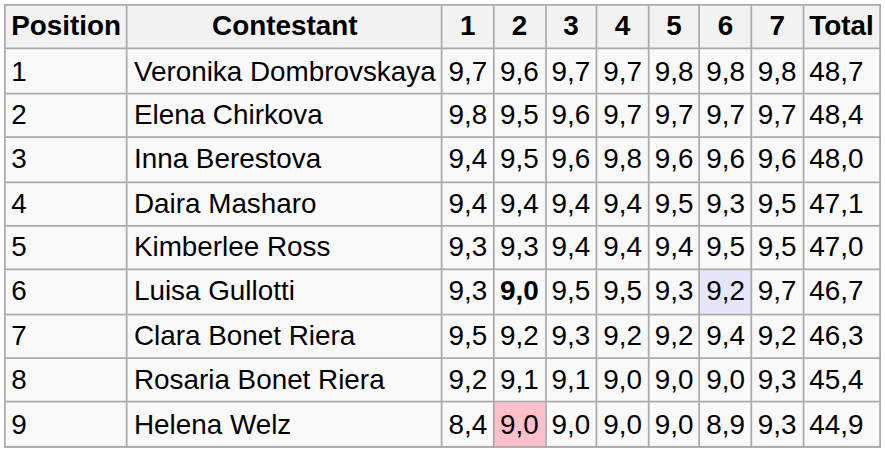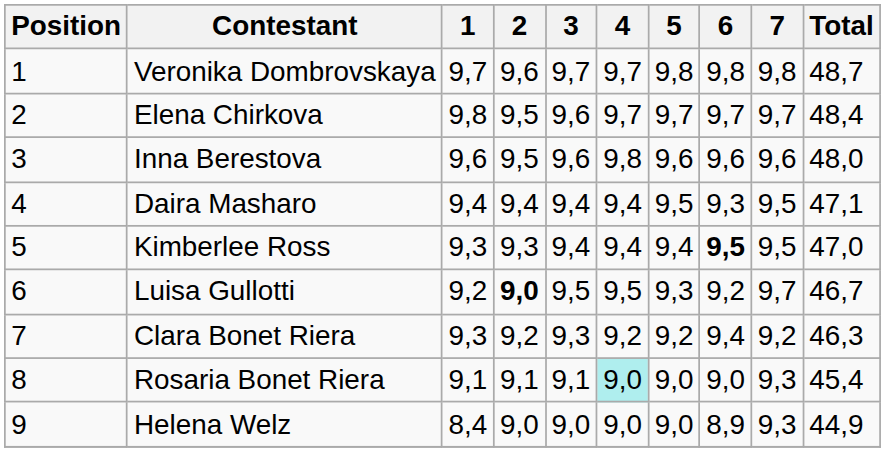(468, 159) 9,4 -> (468, 159) 9,6
(726, 247) normal -> (726, 247) bold
(468, 291) 9,3 -> (468, 291) 9,2
(726, 291) lavender background -> (726, 291) no background
(468, 335) 9,5 -> (468, 335) 9,3
(468, 379) 9,2 -> (468, 379) 9,1
(623, 379) no background -> (623, 379) paleturquoise background
(519, 423) pink background -> (519, 423) no background
